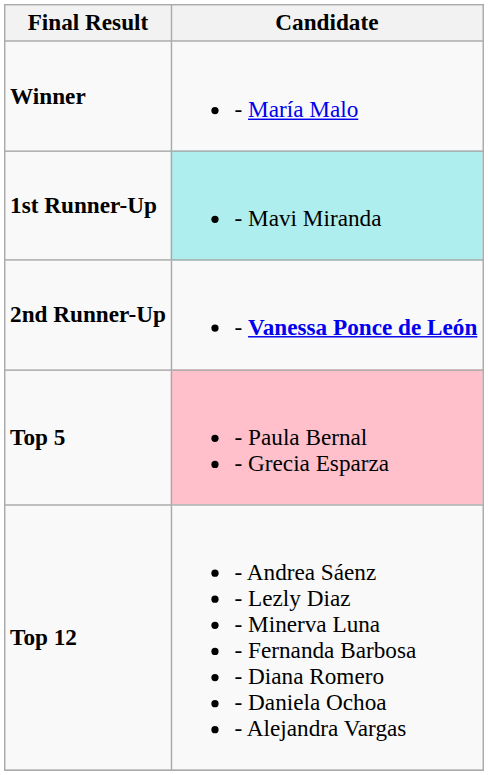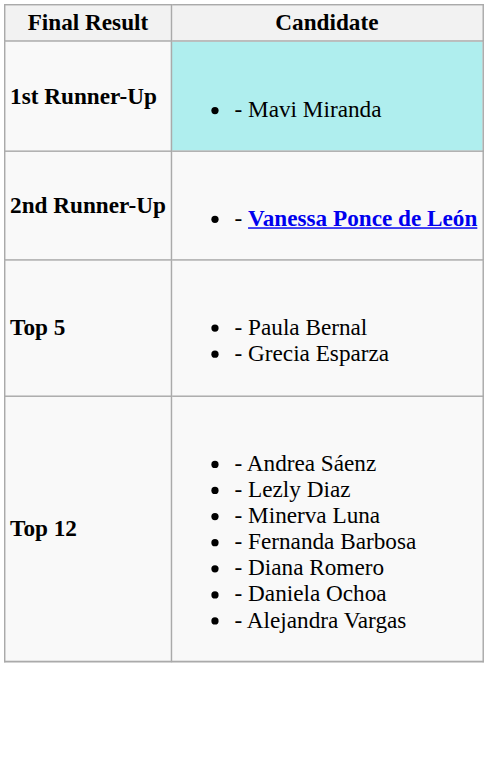- row: (48, 95)
(327, 450) pink background -> (327, 341) no background
